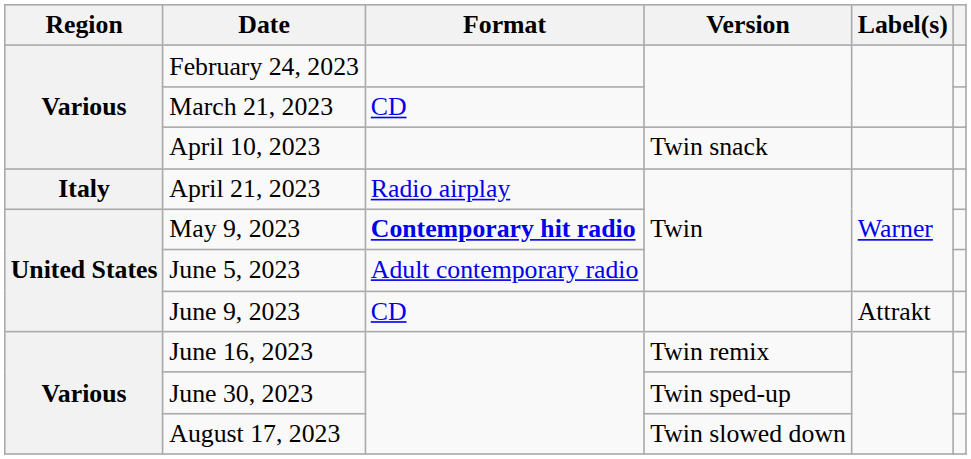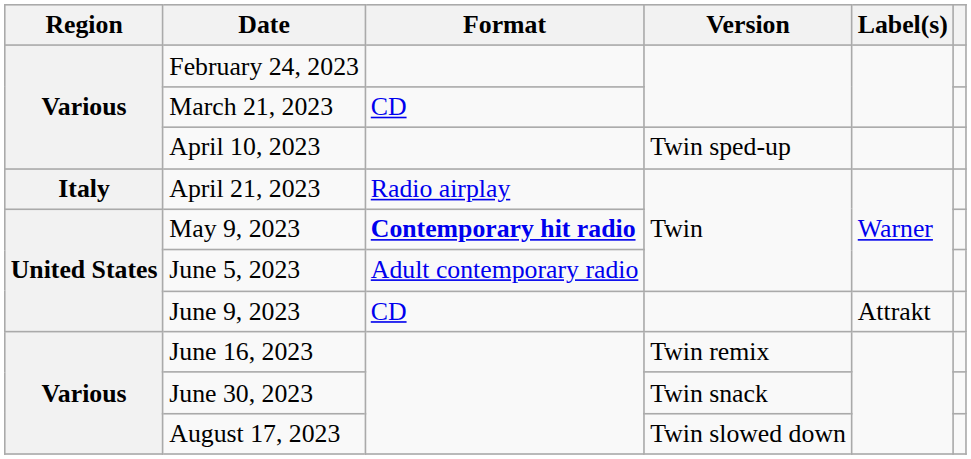(709, 147) Twin snack -> (720, 147) Twin sped-up
(720, 392) Twin sped-up -> (709, 392) Twin snack
